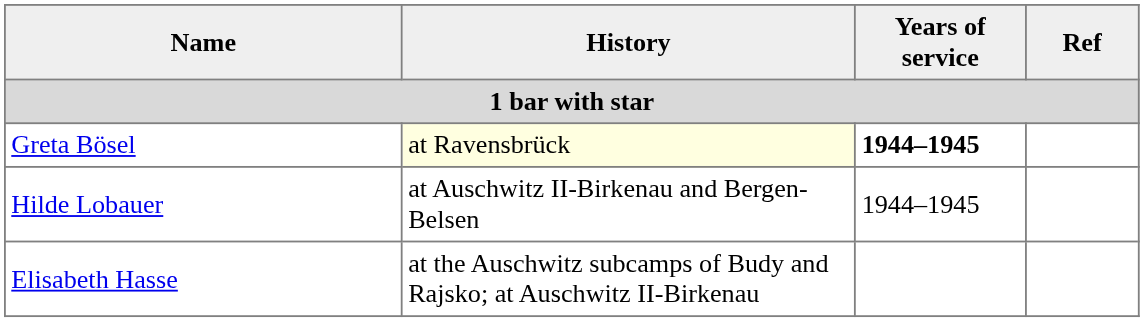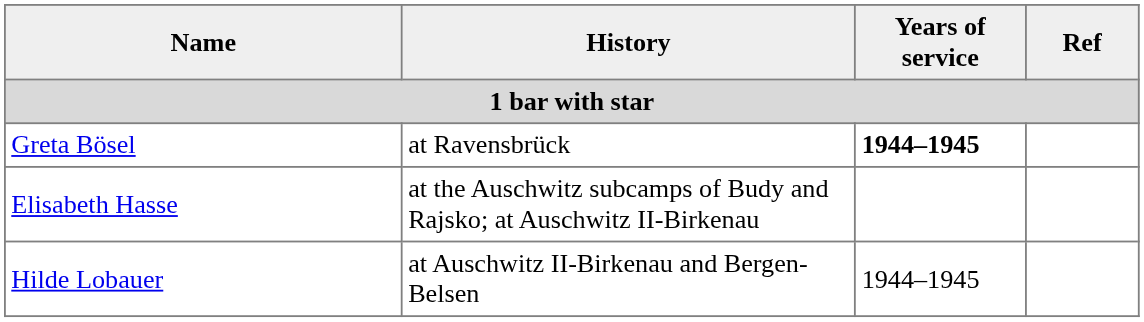(489, 144) lightyellow background -> (489, 144) no background
rows swapped: (95, 278) <-> (87, 203)
